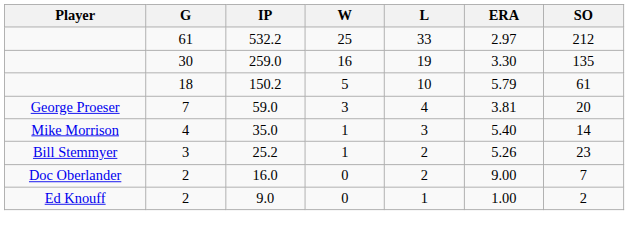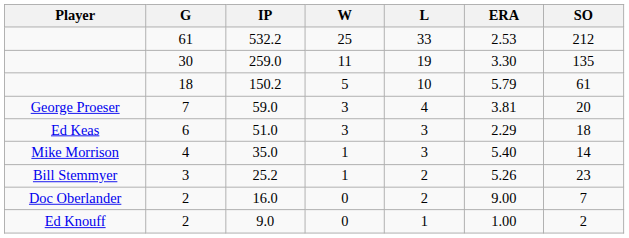(504, 38) 2.97 -> (504, 38) 2.53
(345, 61) 16 -> (345, 61) 11
+ row: (265, 130)
